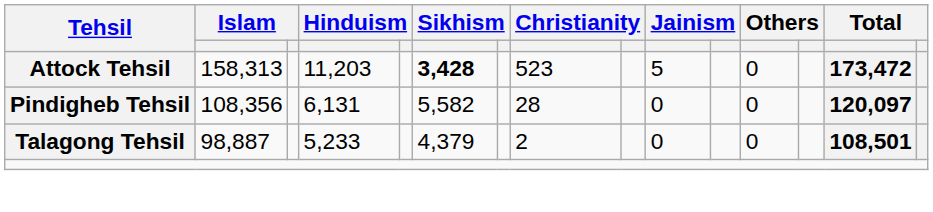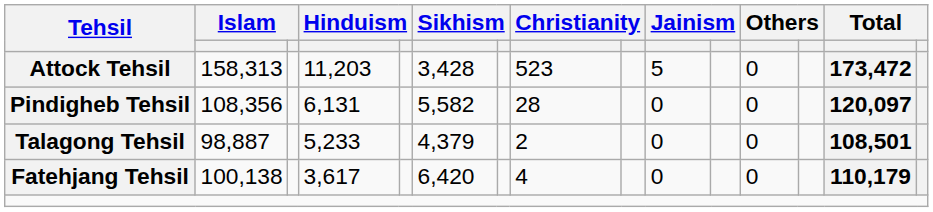(446, 69) bold -> (446, 69) normal
+ row: (100, 177)
